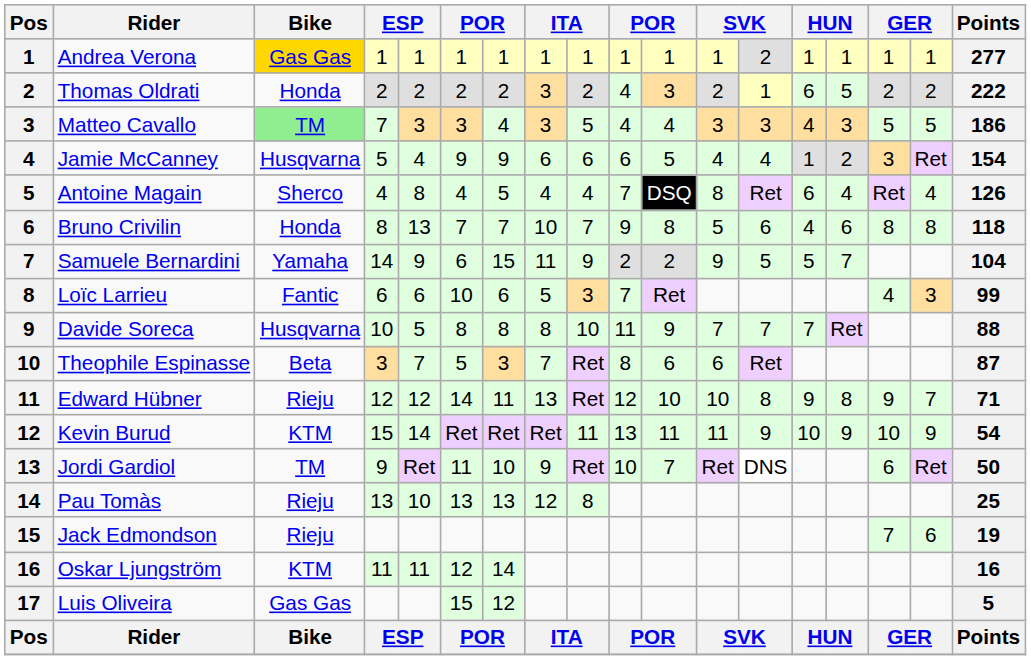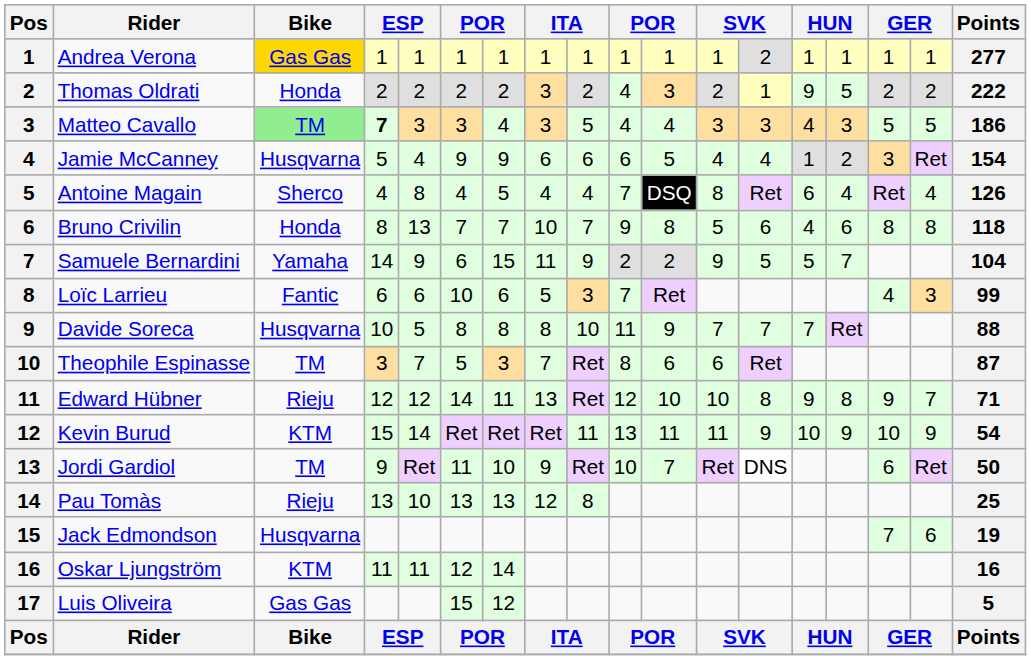(809, 90) 6 -> (809, 90) 9
(382, 124) normal -> (382, 124) bold
(310, 363) Beta -> (310, 363) TM
(310, 534) Rieju -> (310, 534) Husqvarna
